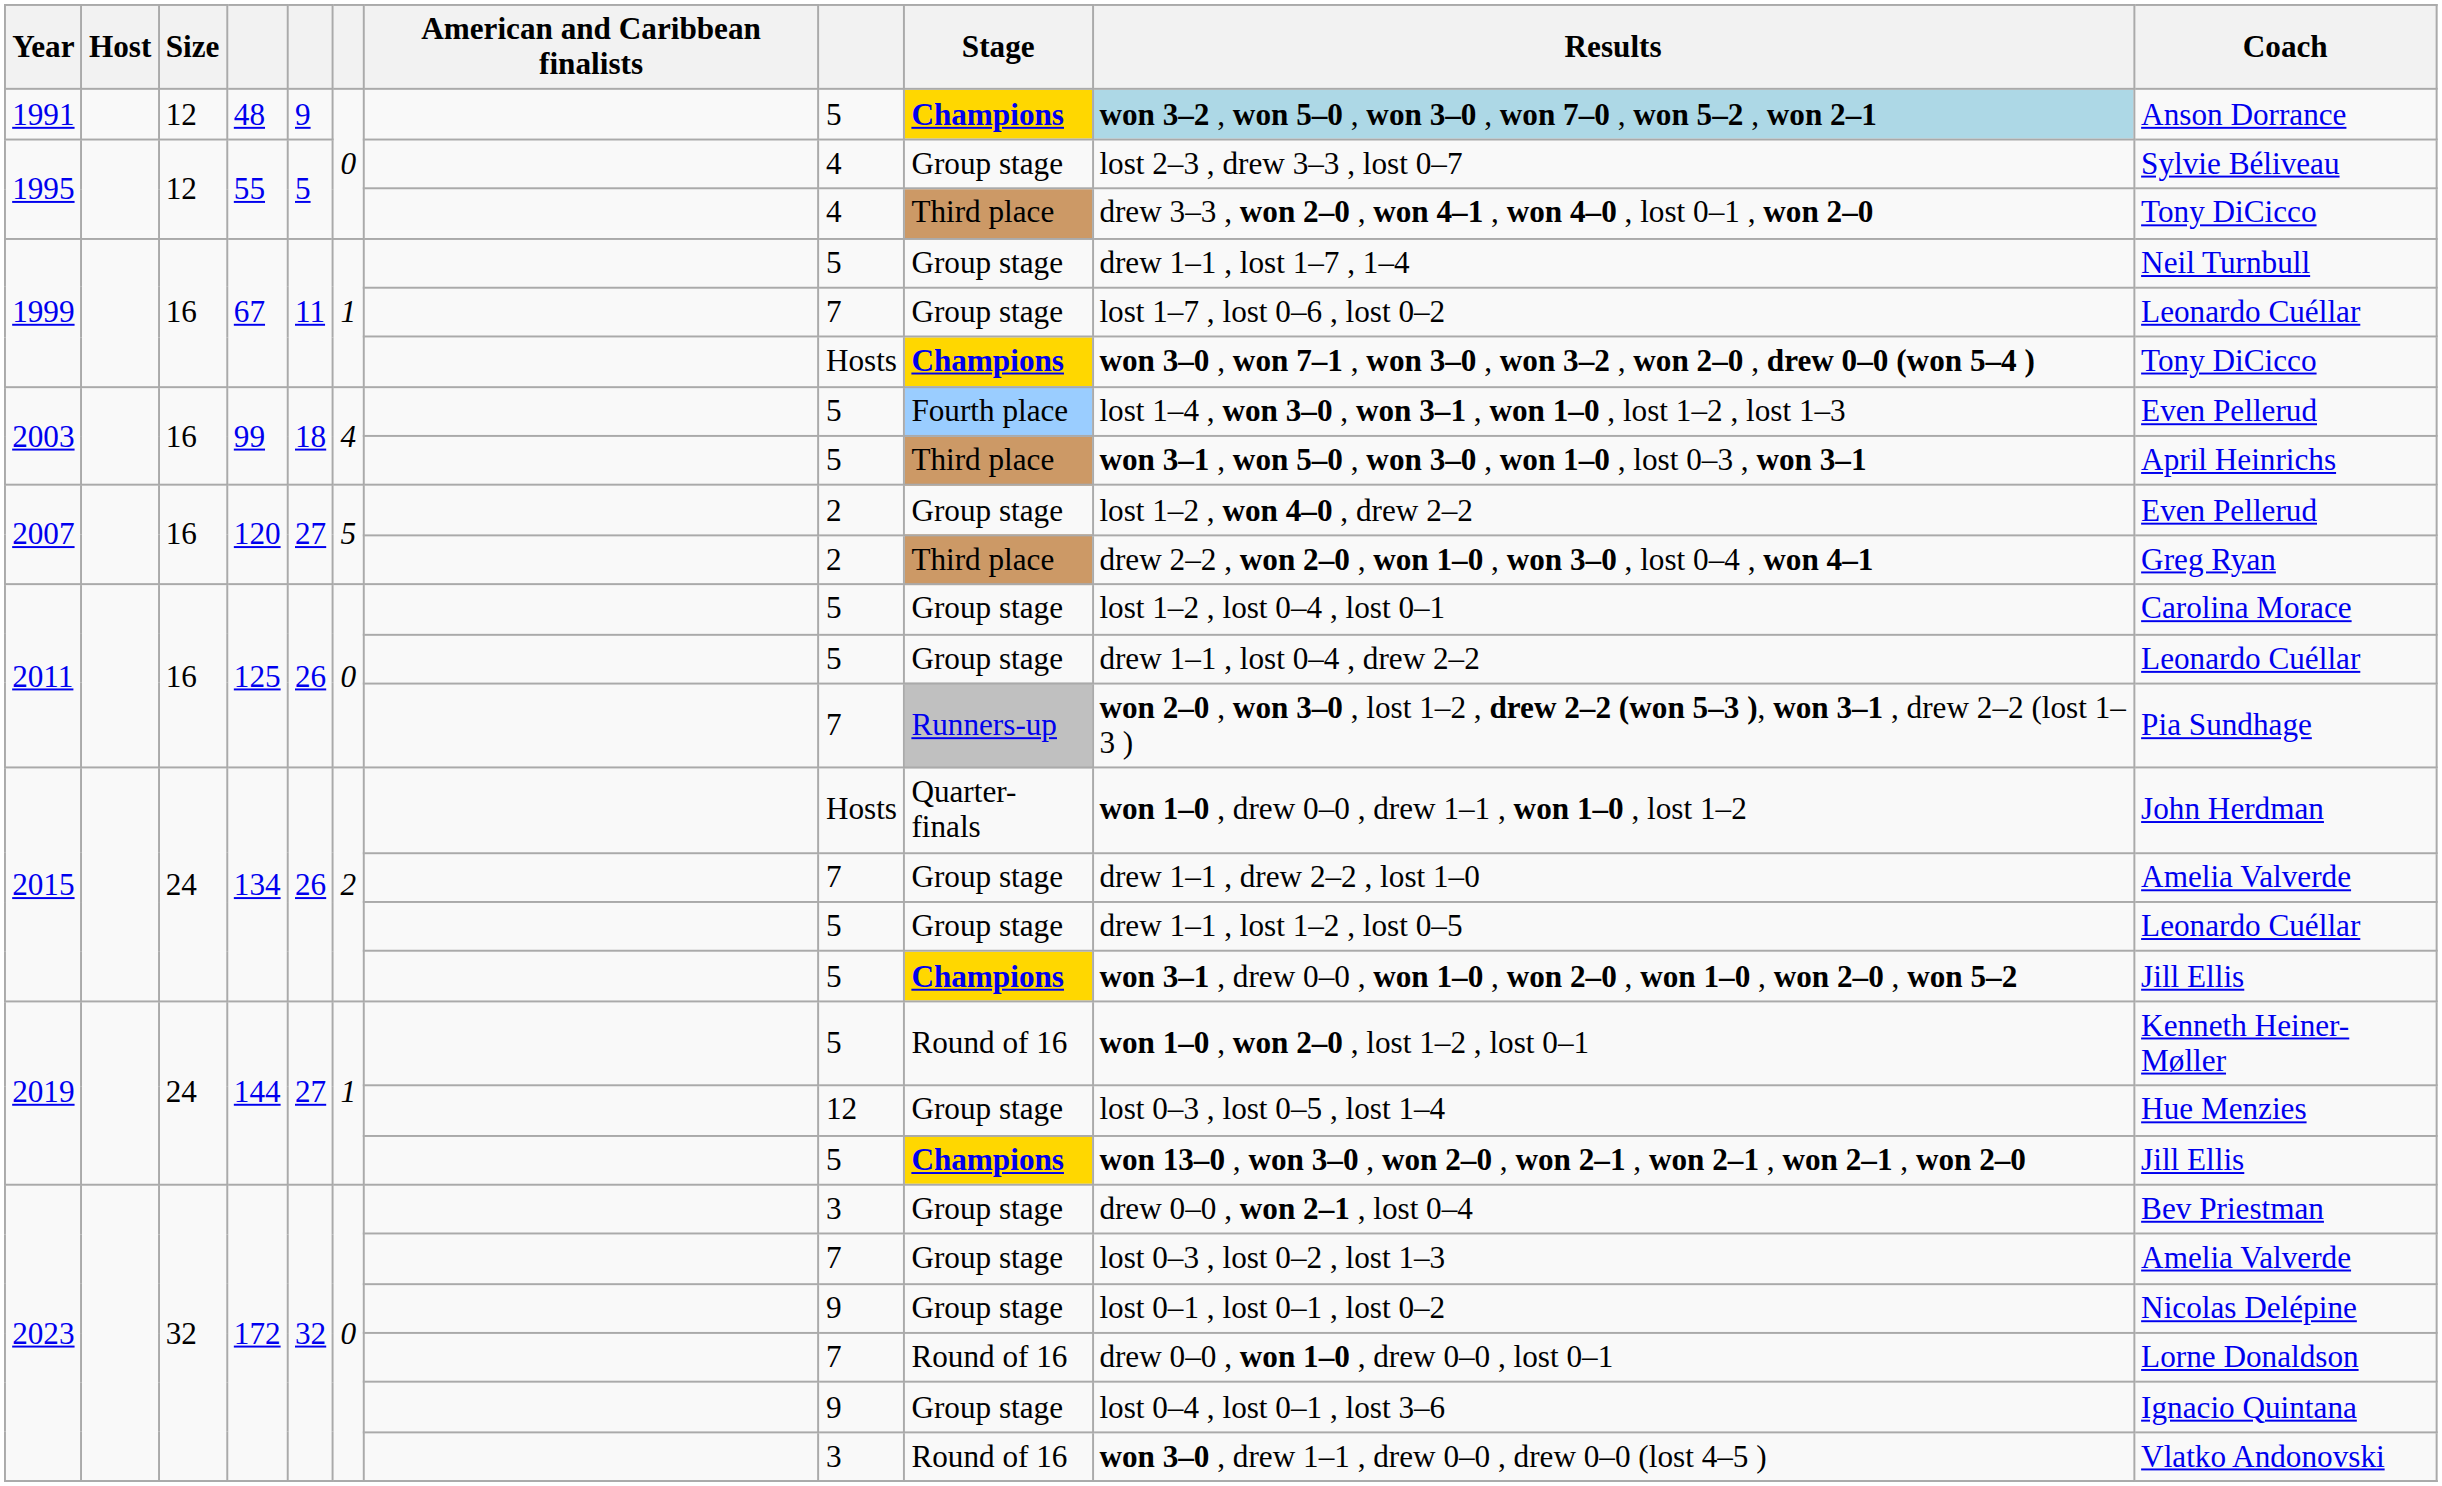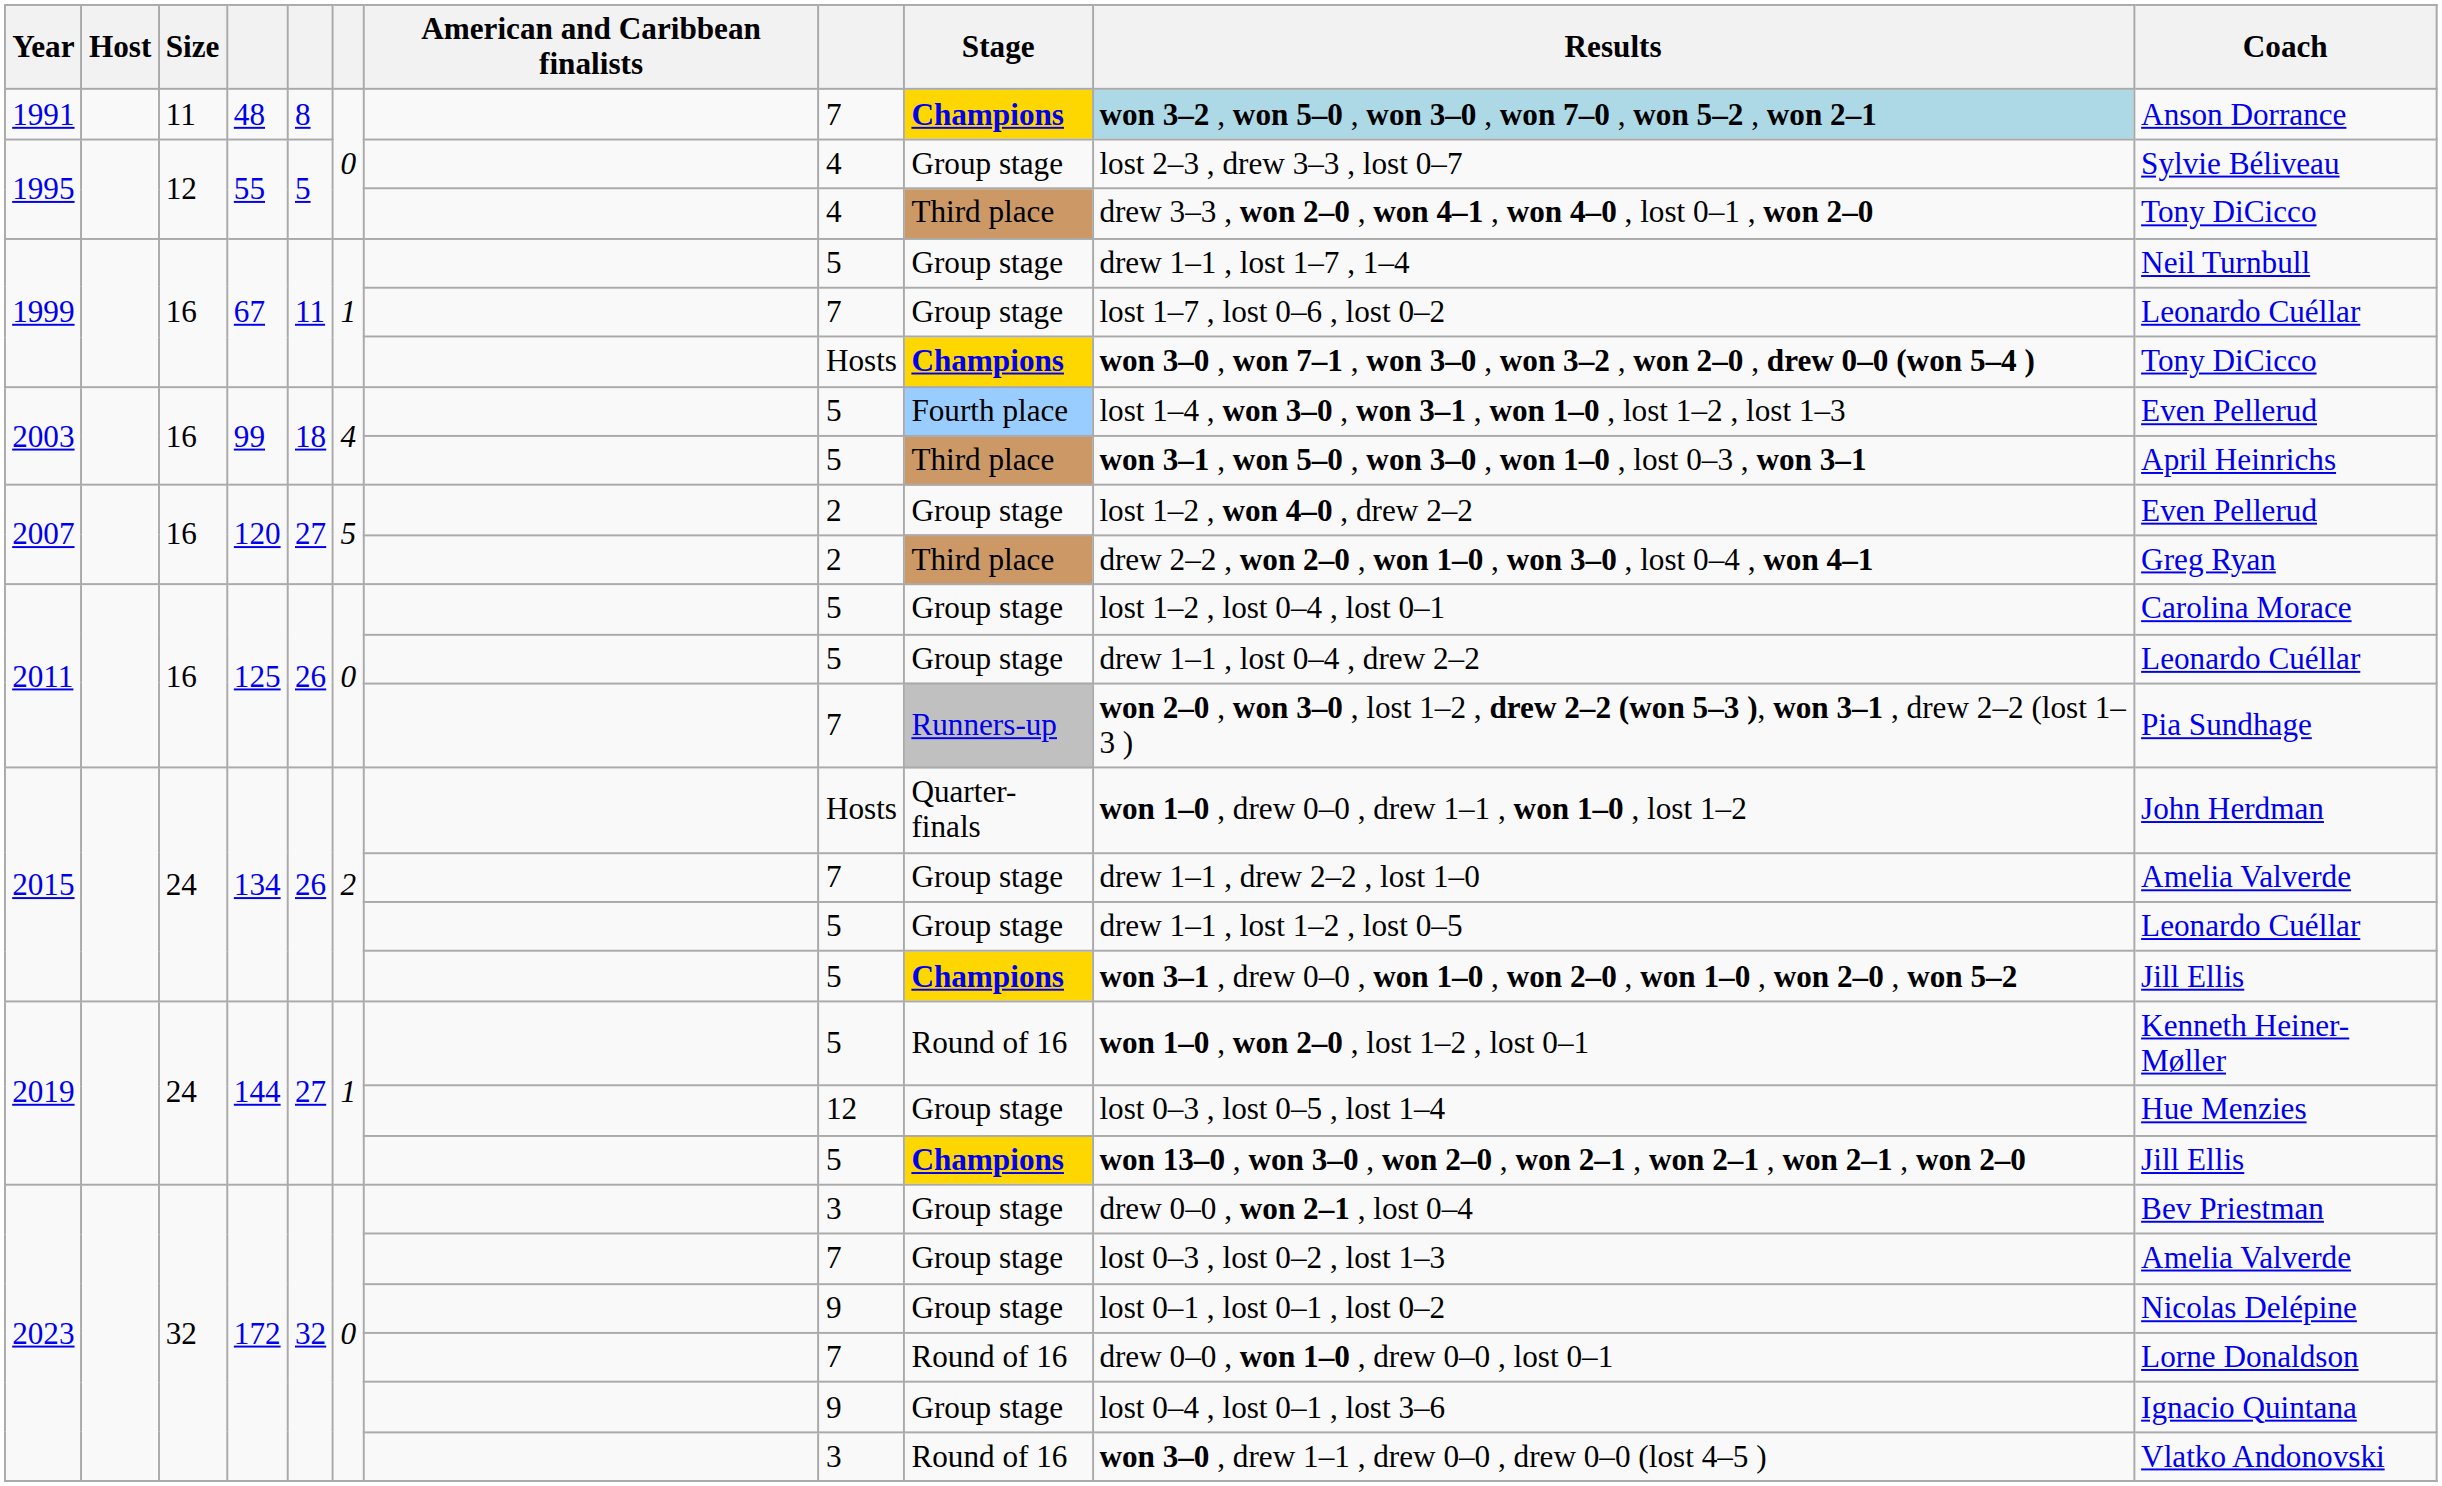(181, 113) 12 -> (181, 113) 11
(303, 113) 9 -> (303, 113) 8
(834, 113) 5 -> (834, 113) 7
